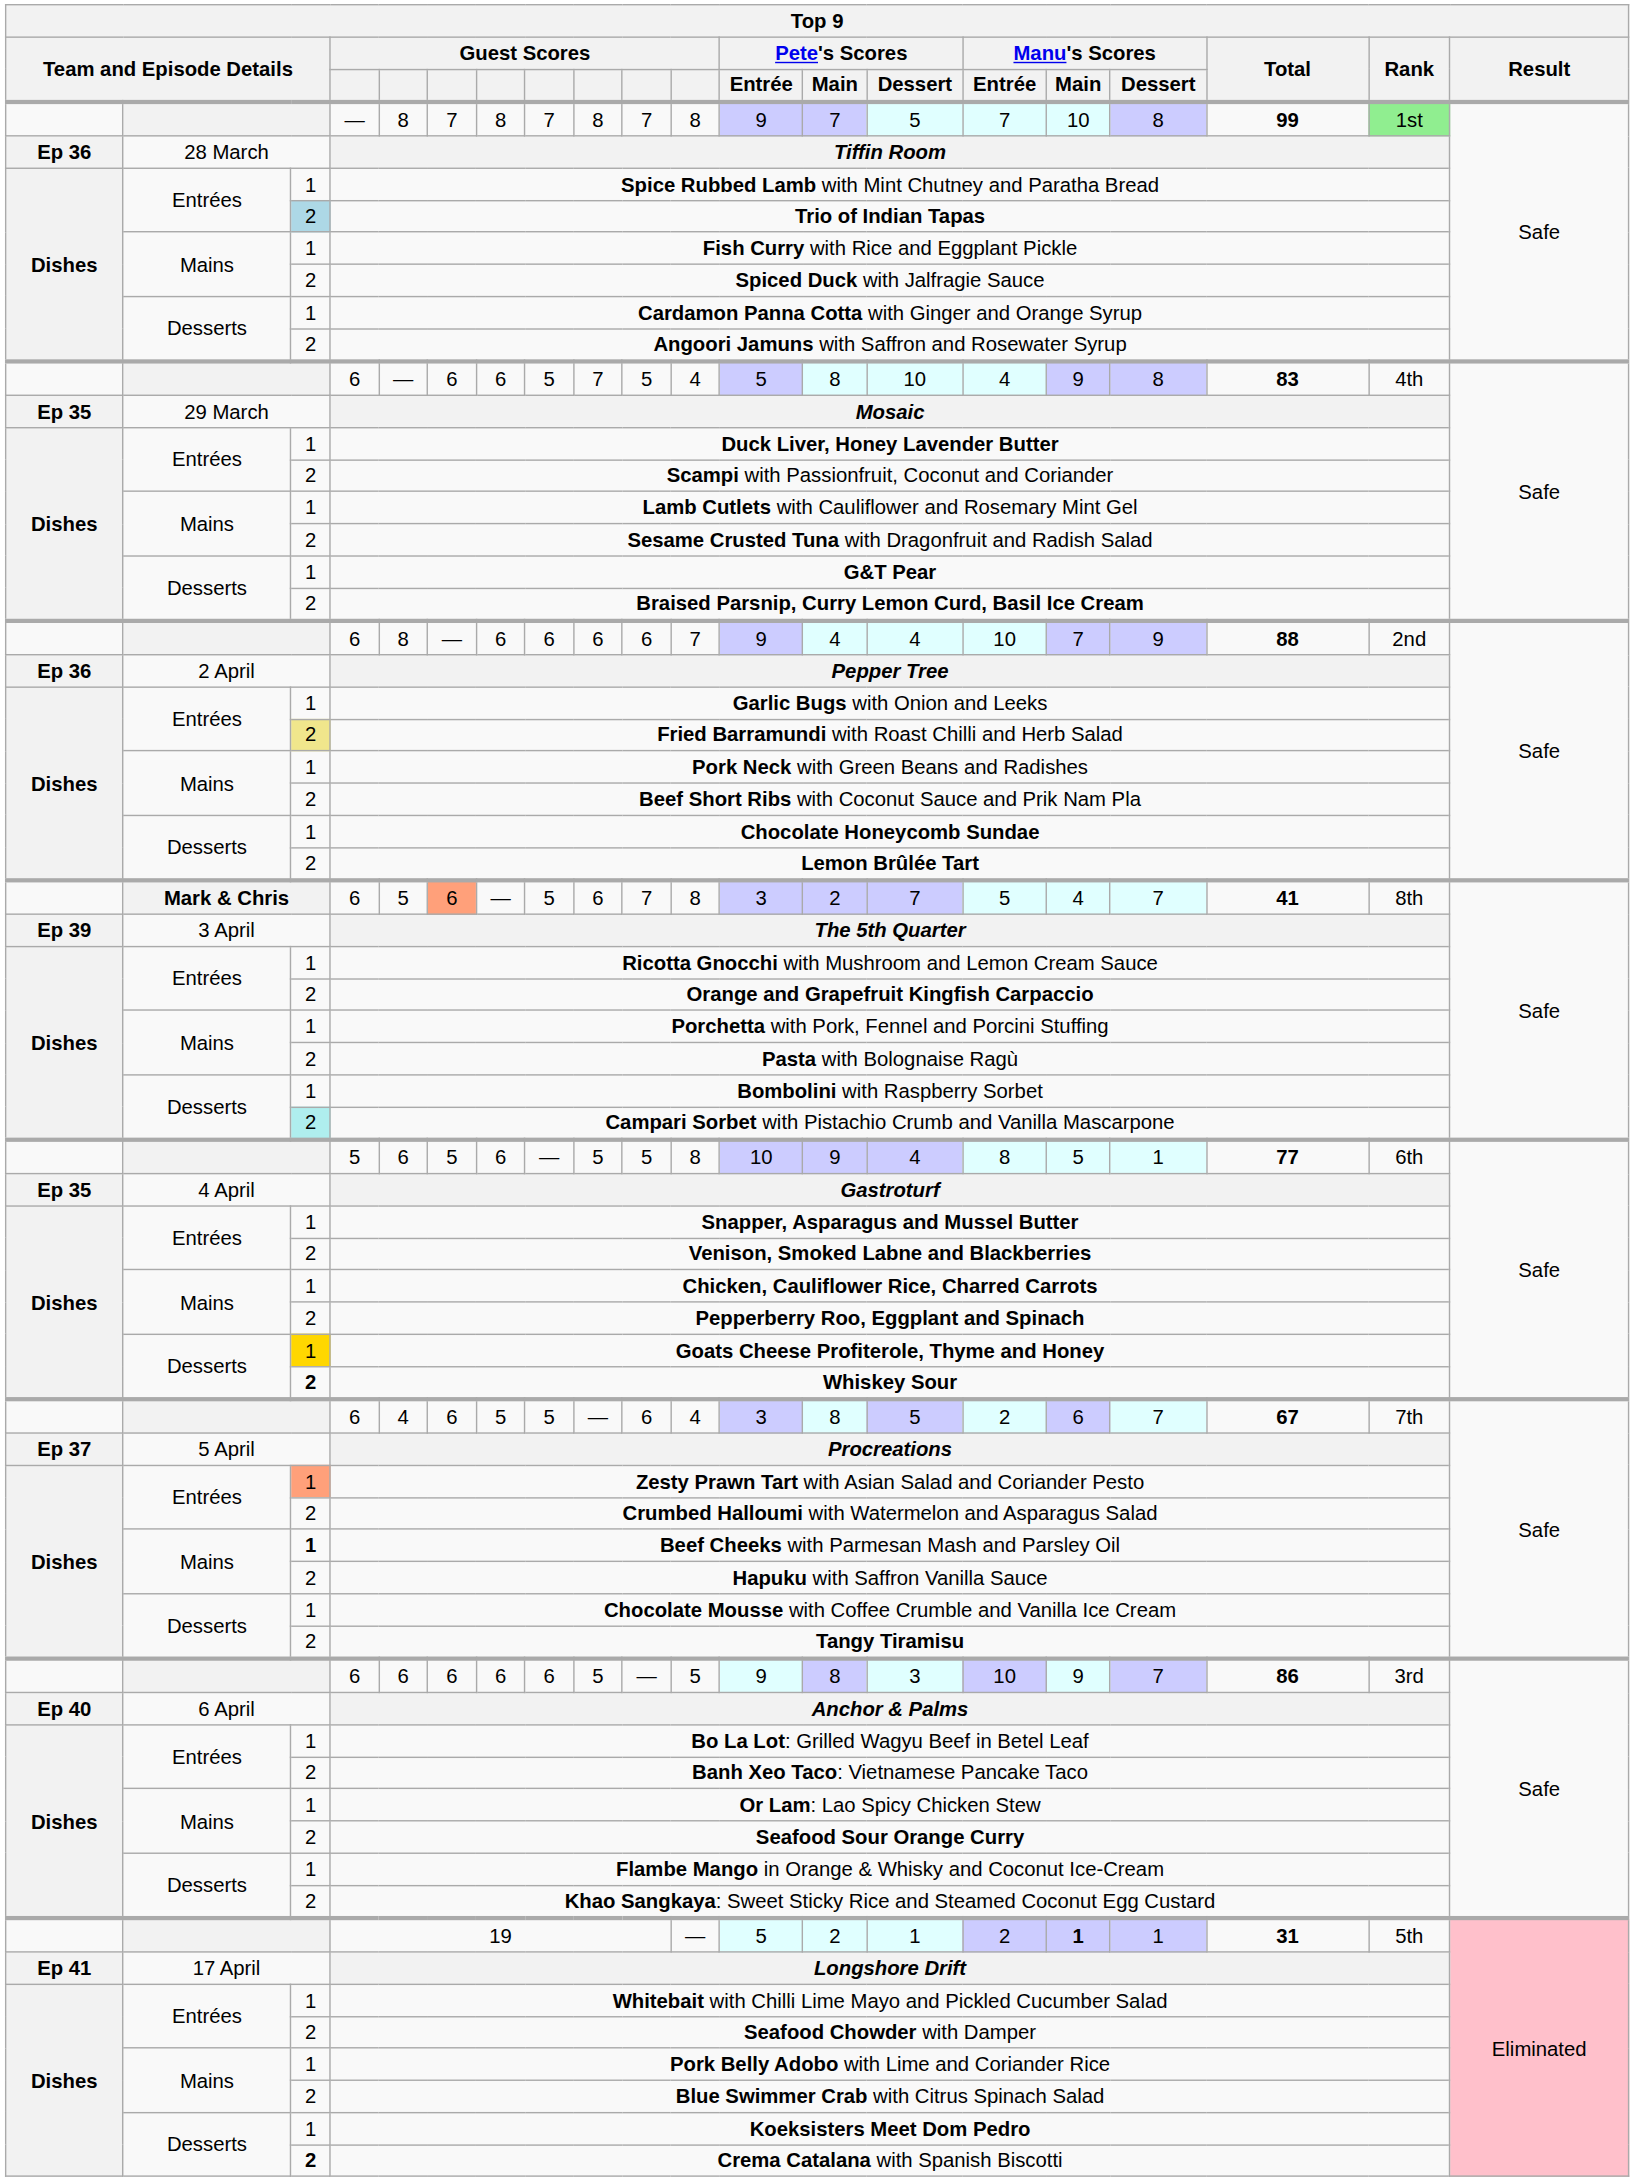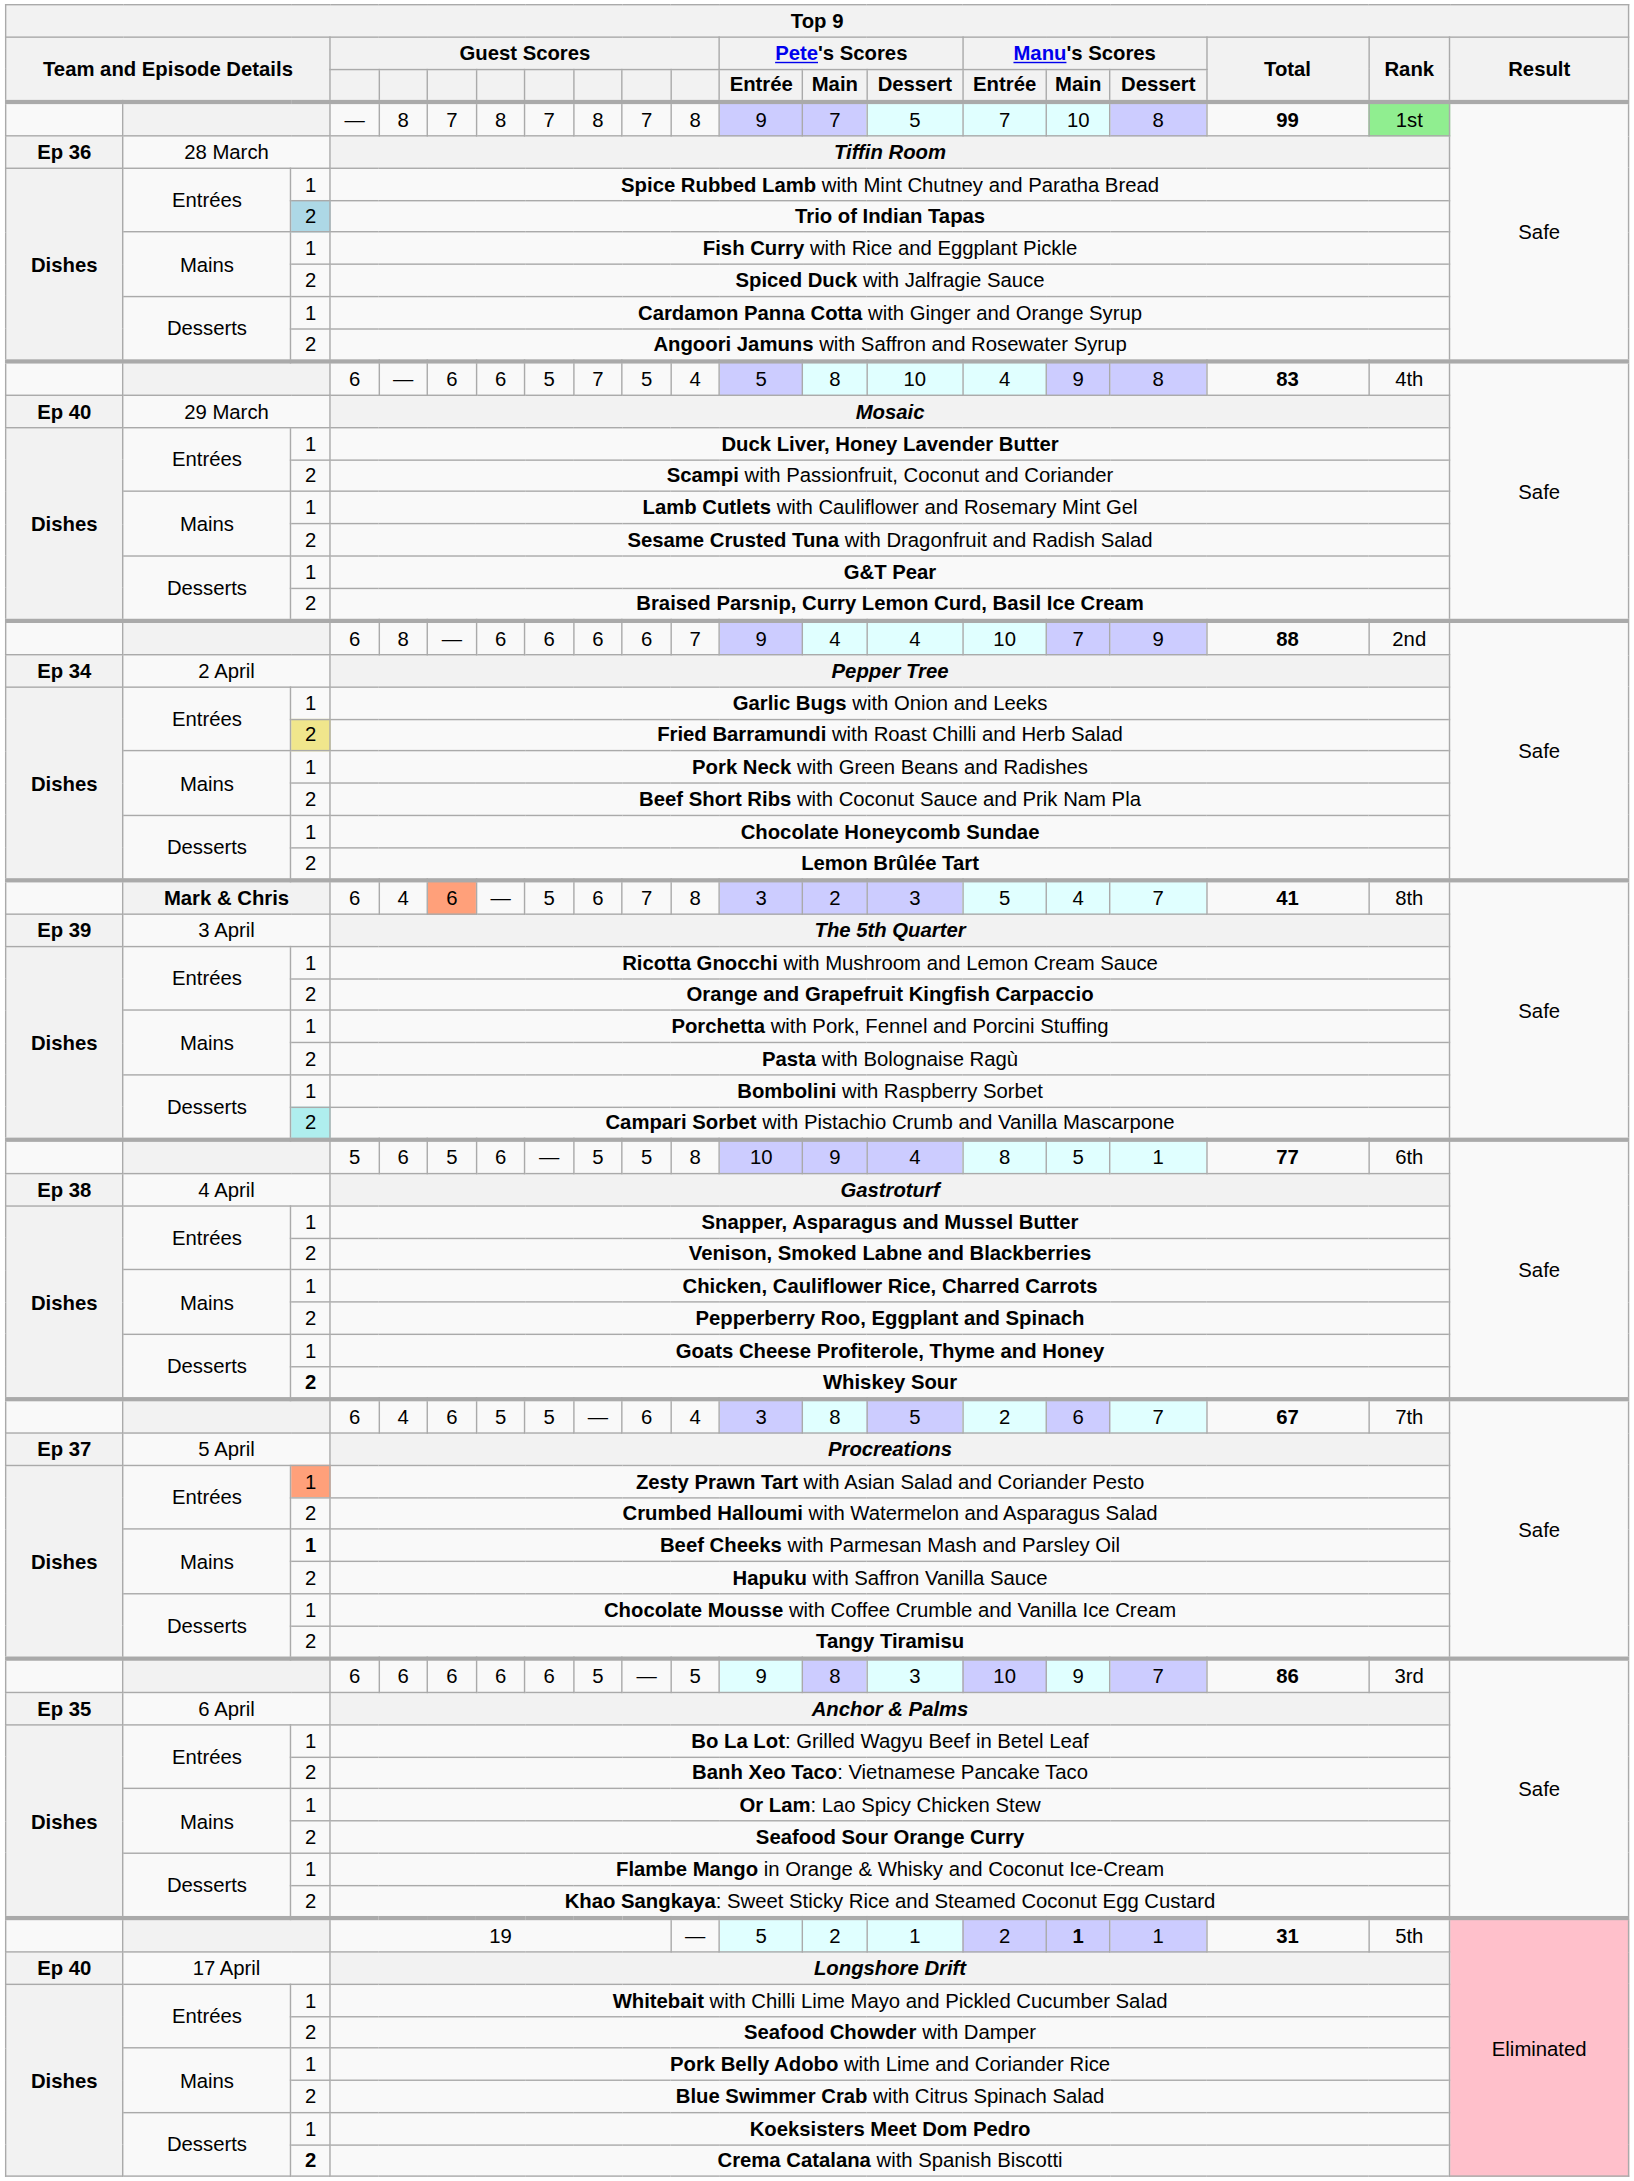(64, 412) Ep 35 -> (64, 412) Ep 40
(64, 671) Ep 36 -> (64, 671) Ep 34
(403, 899) 5 -> (403, 899) 4
(915, 899) 7 -> (915, 899) 3
(64, 1190) Ep 35 -> (64, 1190) Ep 38
(311, 1350) gold background -> (311, 1350) no background
(64, 1709) Ep 40 -> (64, 1709) Ep 35
(64, 1968) Ep 41 -> (64, 1968) Ep 40
